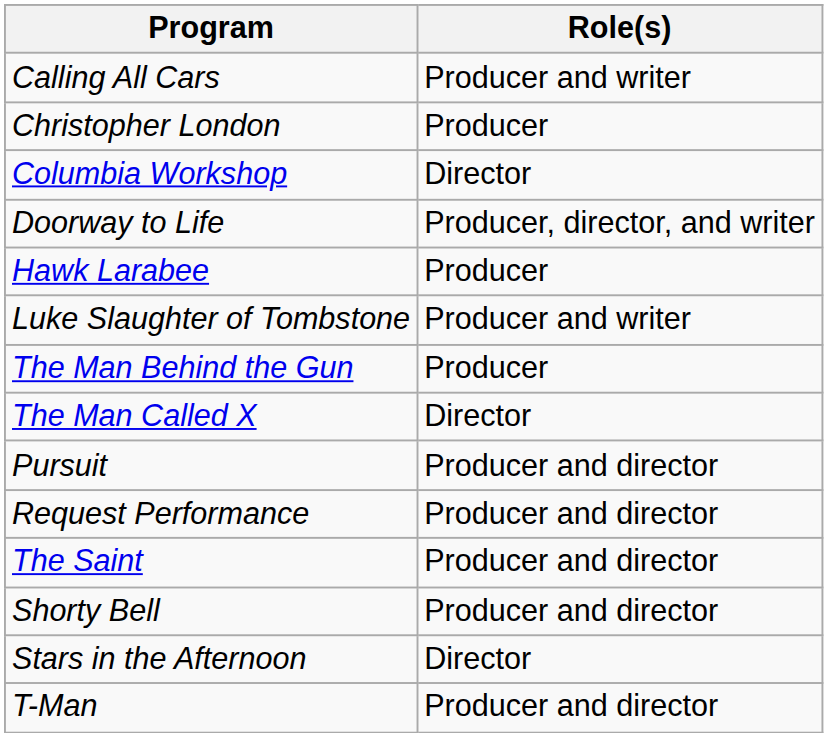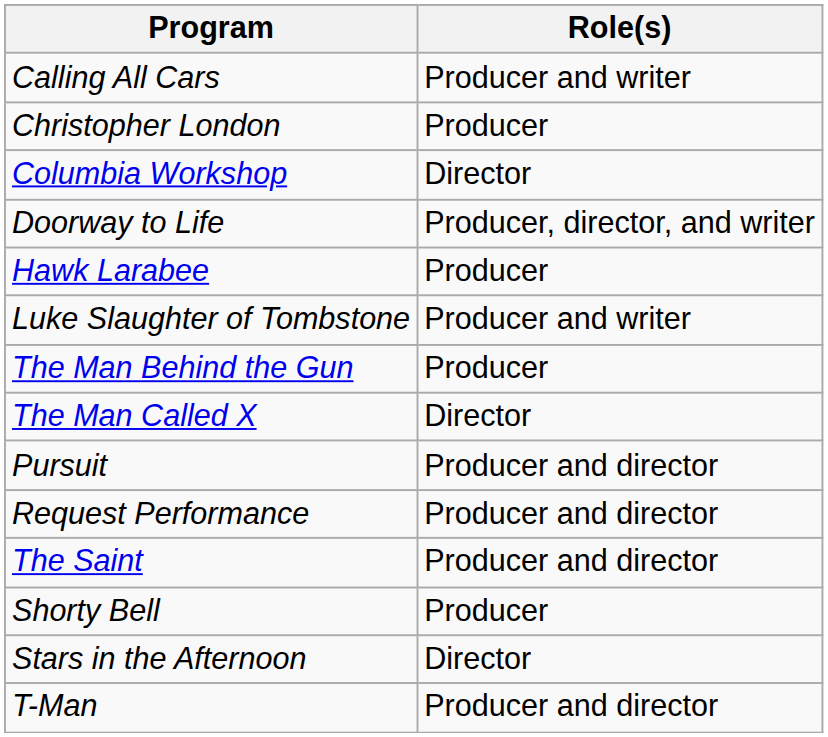(571, 610) Producer and director -> (486, 610) Producer
